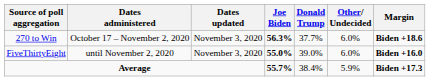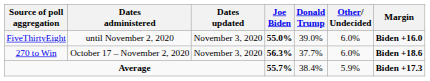rows swapped: (36, 38) <-> (36, 53)
